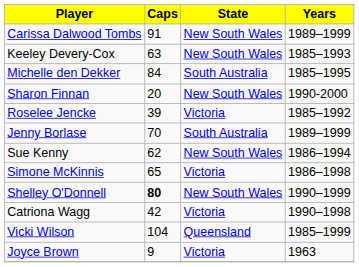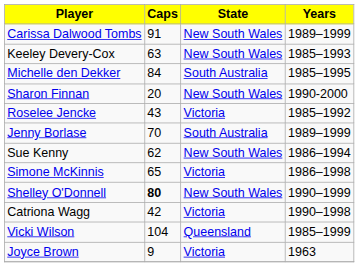(154, 113) 39 -> (154, 113) 43
